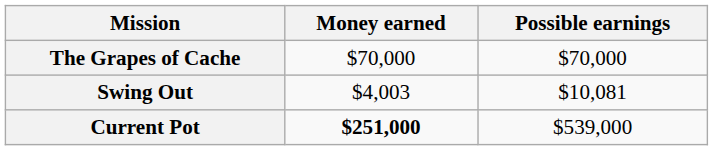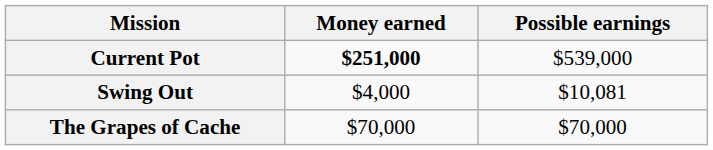rows swapped: (145, 57) <-> (145, 127)
(381, 92) $4,003 -> (381, 92) $4,000
